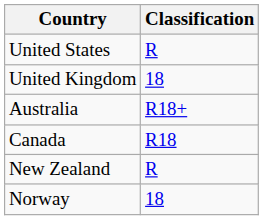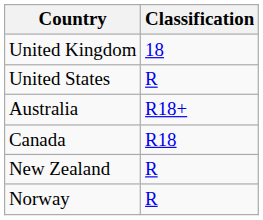rows swapped: (60, 49) <-> (73, 79)
(155, 199) 18 -> (151, 199) R
